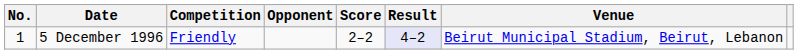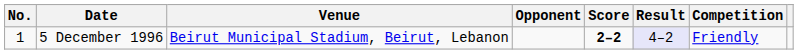columns swapped: (614, 16) <-> (215, 16)
(361, 38) normal -> (609, 38) bold
